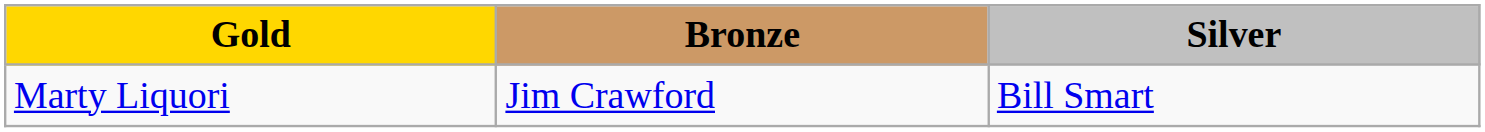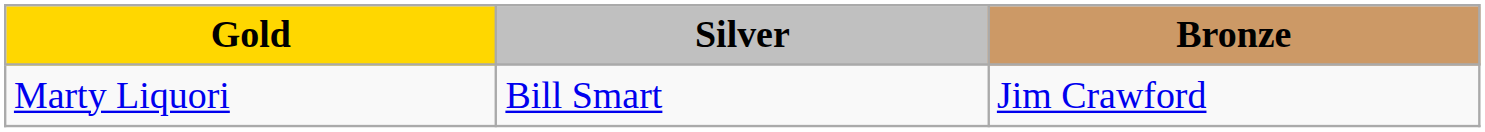columns swapped: (1234, 34) <-> (742, 34)
